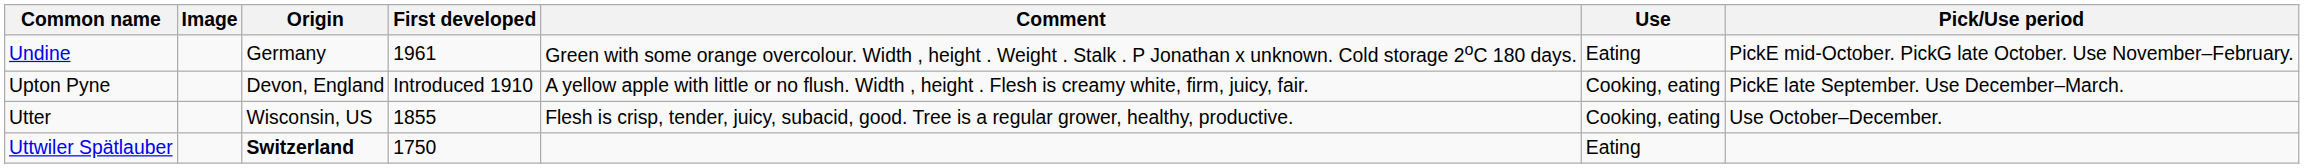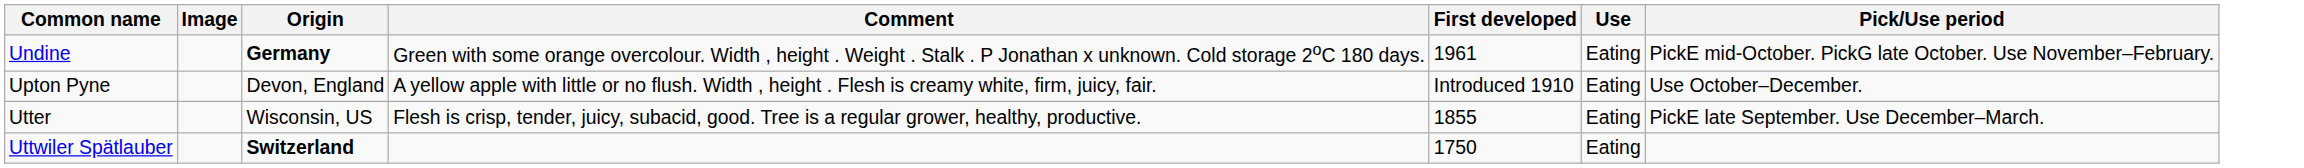columns swapped: (465, 19) <-> (1061, 19)
(286, 53) normal -> (288, 53) bold
(1653, 86) Cooking, eating -> (1613, 86) Eating
(1927, 86) PickE late September. Use December–March. -> (1756, 86) Use October–December.
(1653, 117) Cooking, eating -> (1613, 117) Eating
(1836, 117) Use October–December. -> (1847, 117) PickE late September. Use December–March.
